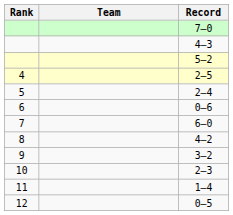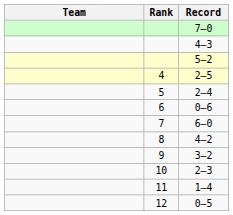columns swapped: (22, 12) <-> (109, 12)
